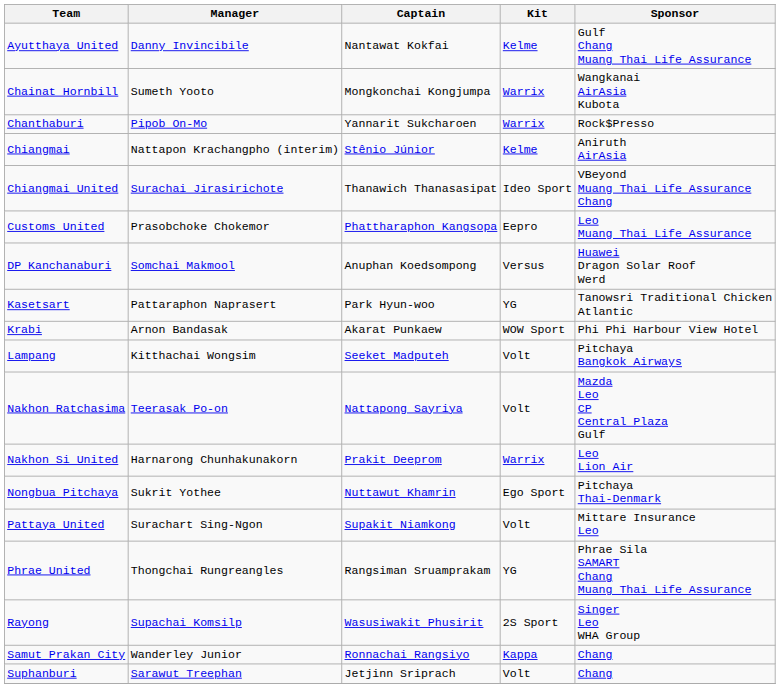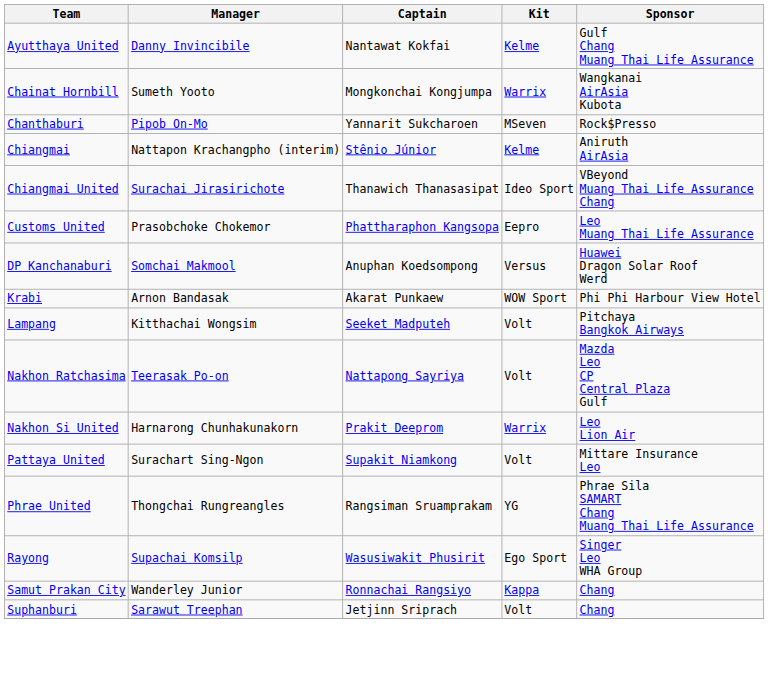(524, 124) Warrix -> (525, 124) MSeven
- row: (38, 305)
- row: (63, 493)
(531, 623) 2S Sport -> (536, 558) Ego Sport
